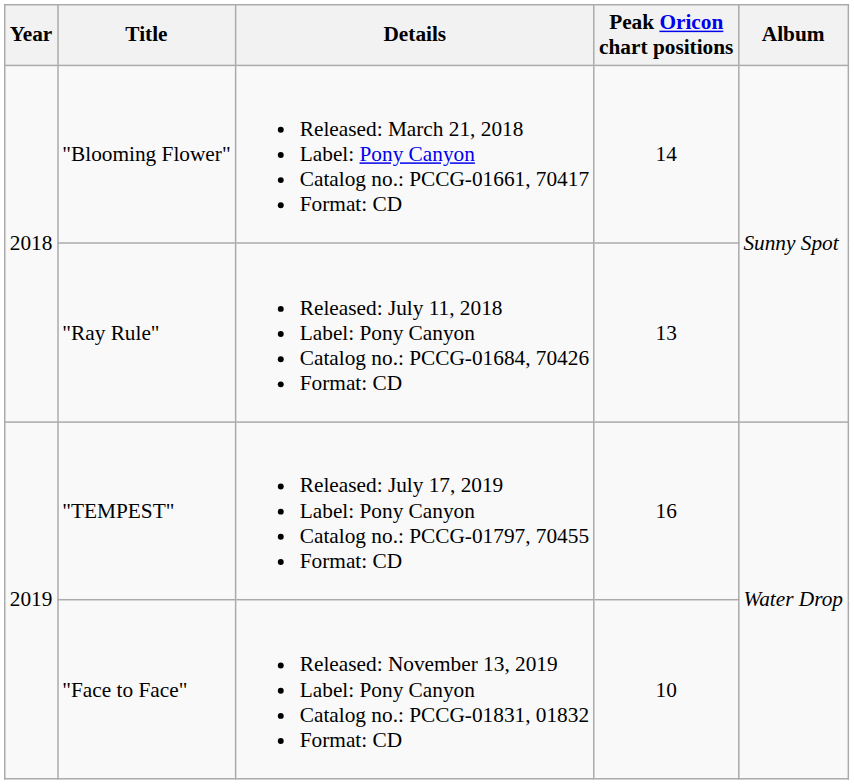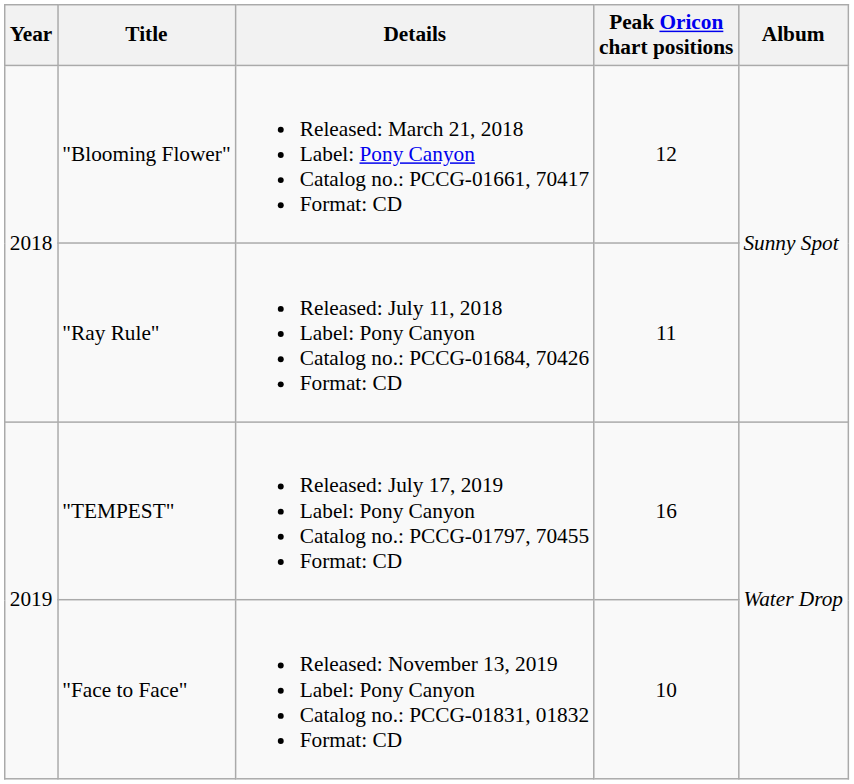(666, 154) 14 -> (666, 154) 12
(666, 332) 13 -> (666, 332) 11
